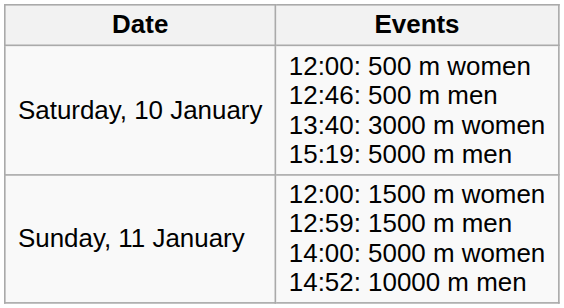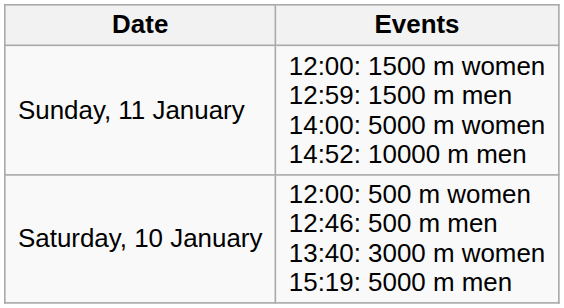rows swapped: (140, 109) <-> (131, 238)
